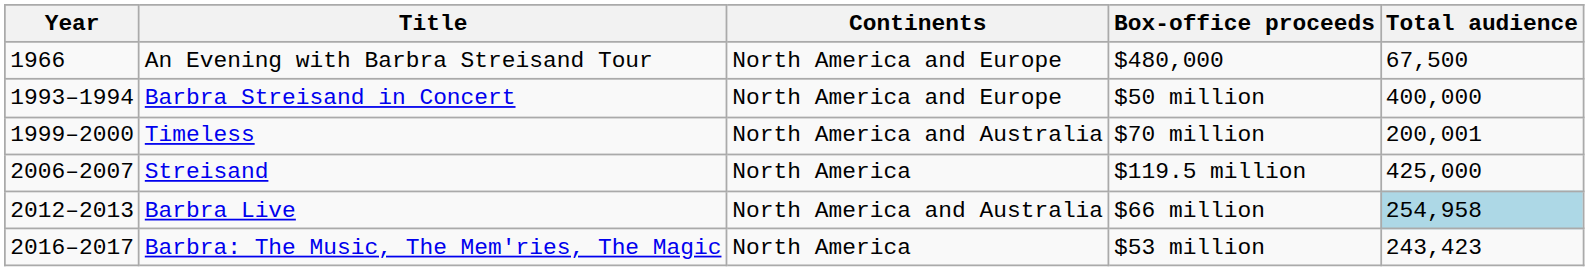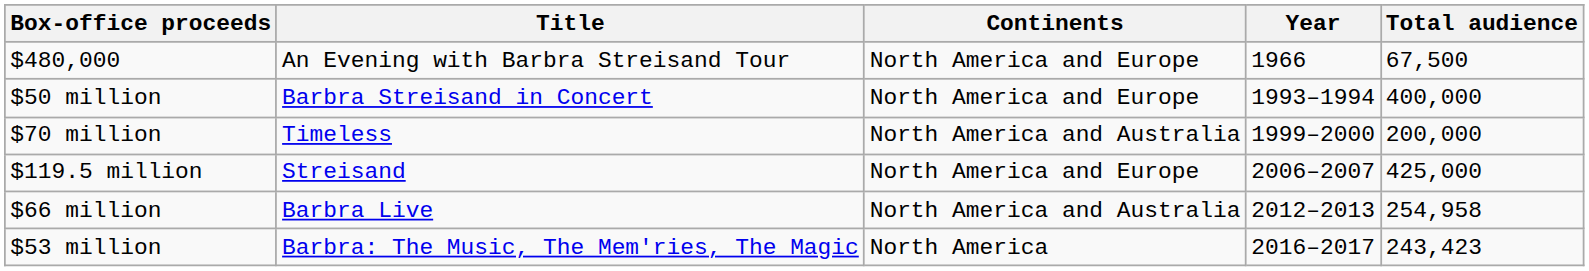columns swapped: (72, 24) <-> (1244, 24)
(1434, 135) 200,001 -> (1434, 135) 200,000
(822, 173) North America -> (1034, 173) North America and Europe
(1434, 210) lightblue background -> (1434, 210) no background
